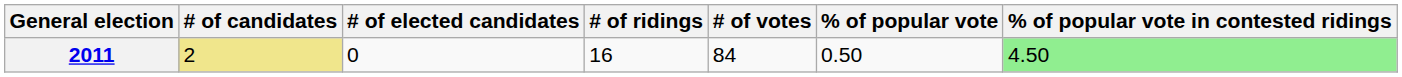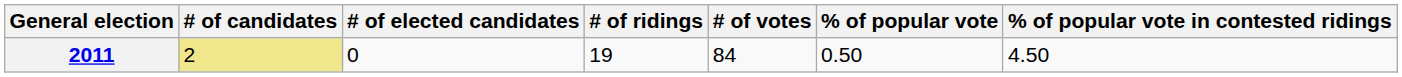(601, 54) 16 -> (601, 54) 19
(1029, 54) lightgreen background -> (1029, 54) no background
